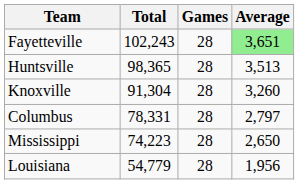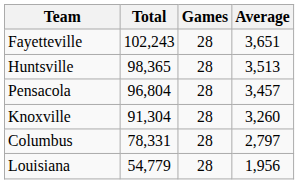(263, 41) lightgreen background -> (263, 41) no background
+ row: (39, 91)
- row: (44, 141)
